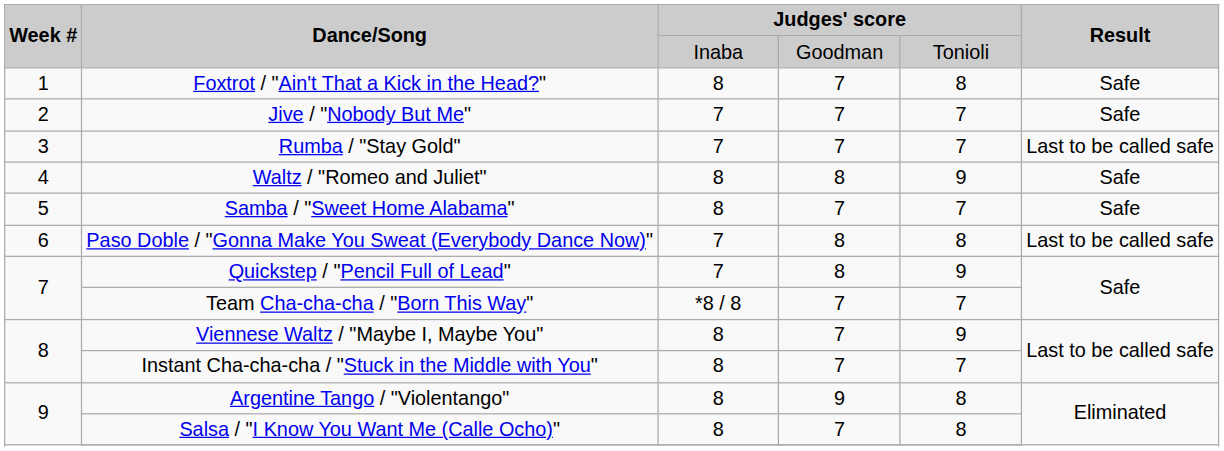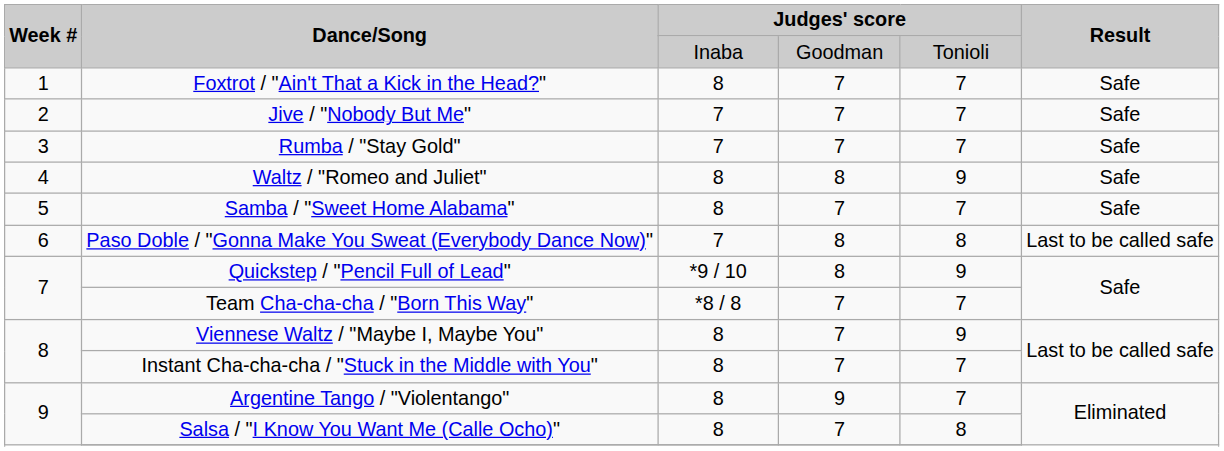(961, 83) 8 -> (961, 83) 7
(1120, 146) Last to be called safe -> (1120, 146) Safe
(718, 271) 7 -> (718, 271) *9 / 10
(961, 397) 8 -> (961, 397) 7
